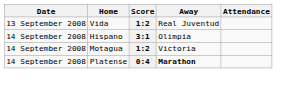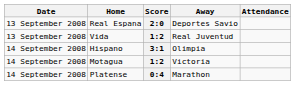+ row: (116, 23)
(177, 62) bold -> (191, 74) normal
